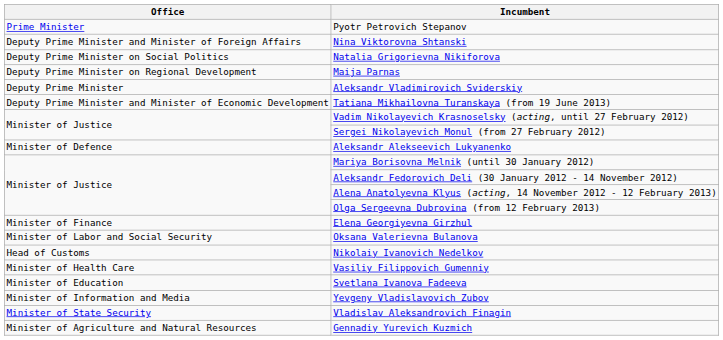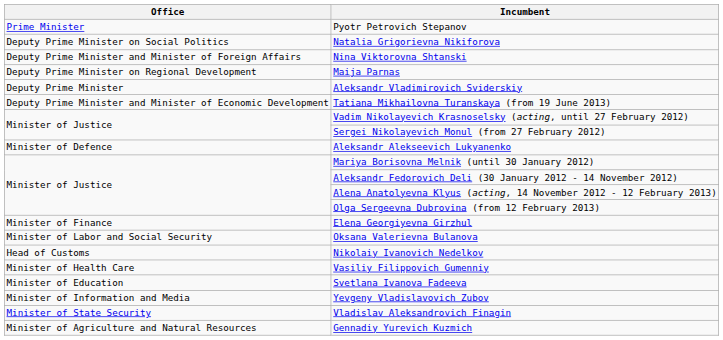rows swapped: (417, 57) <-> (400, 42)
